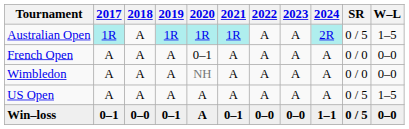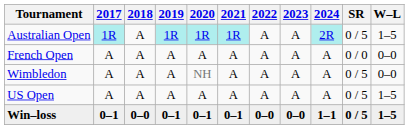(202, 54) 0–1 -> (202, 54) A
(356, 74) 0 / 0 -> (356, 74) 0 / 5
(202, 114) A -> (202, 114) 0–1
(387, 114) 0–0 -> (387, 114) 1–5
